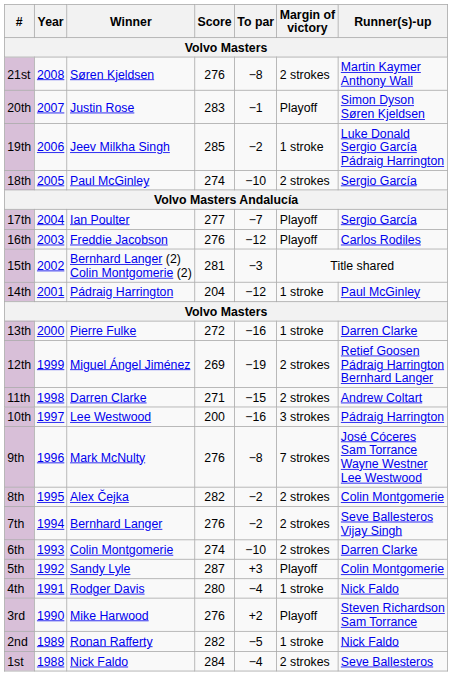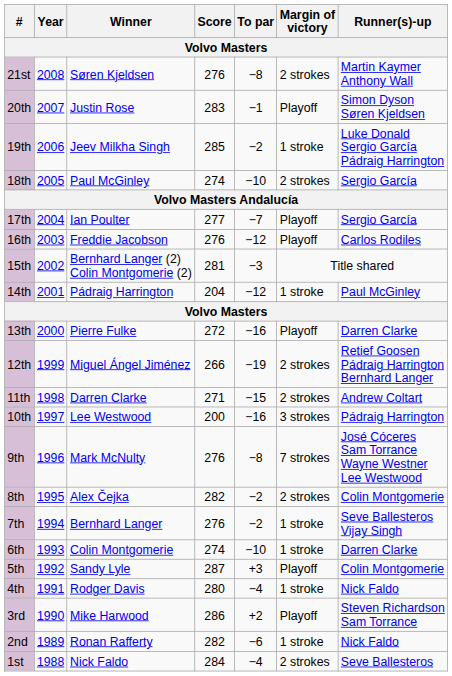(302, 331) 1 stroke -> (298, 331) Playoff
(215, 364) 269 -> (215, 364) 266
(305, 524) 2 strokes -> (302, 524) 1 stroke
(305, 550) 2 strokes -> (302, 550) 1 stroke
(215, 615) 276 -> (215, 615) 286
(256, 642) −5 -> (256, 642) −6
